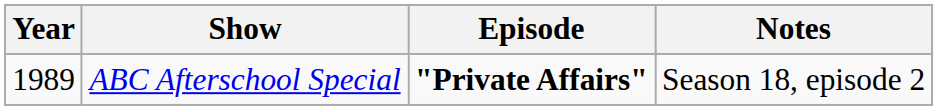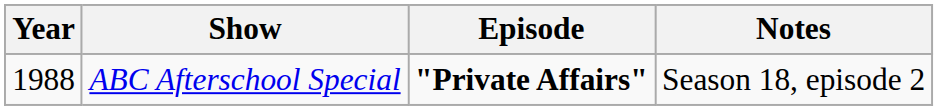(44, 79) 1989 -> (44, 79) 1988
